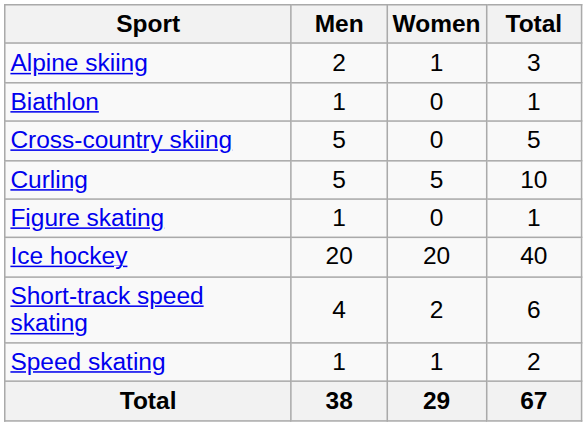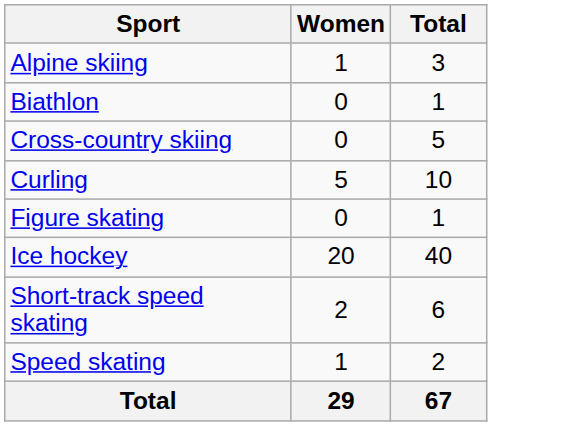- column: (339, 23)
